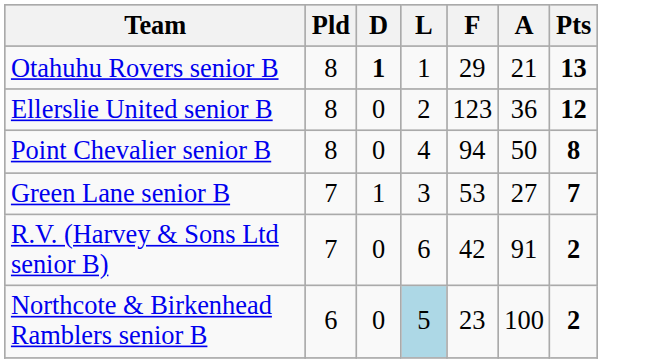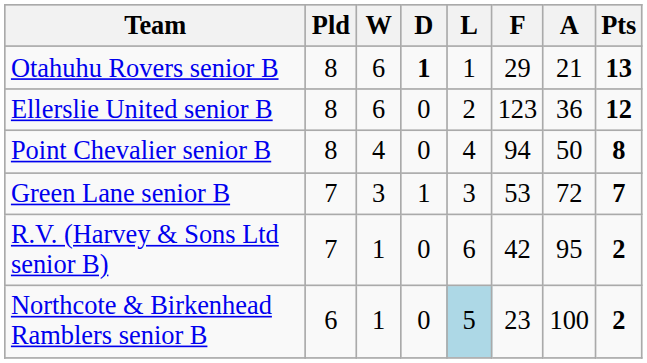+ column: (379, 25)
(524, 192) 27 -> (569, 192) 72
(524, 249) 91 -> (569, 249) 95
